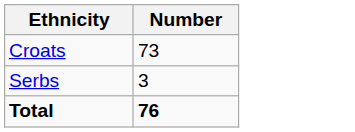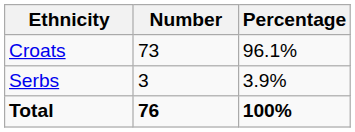+ column: (294, 19)
